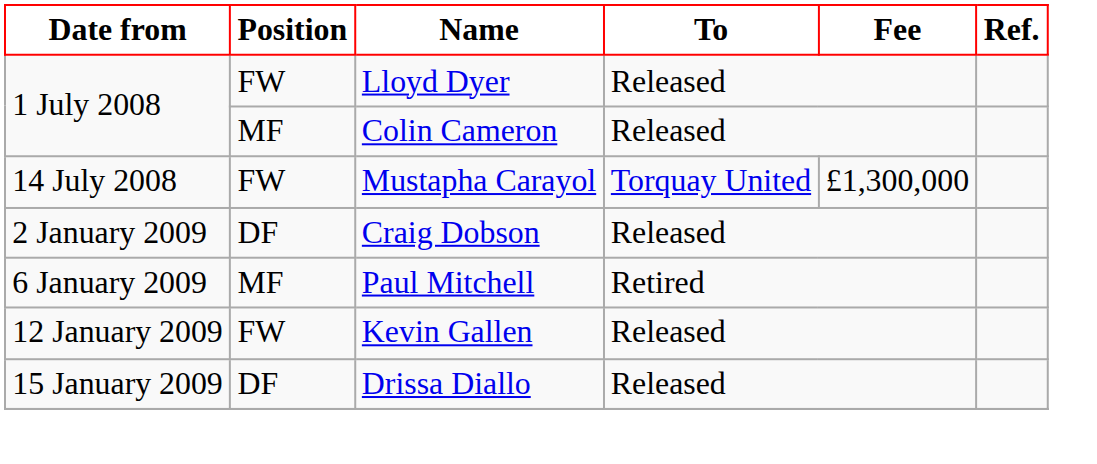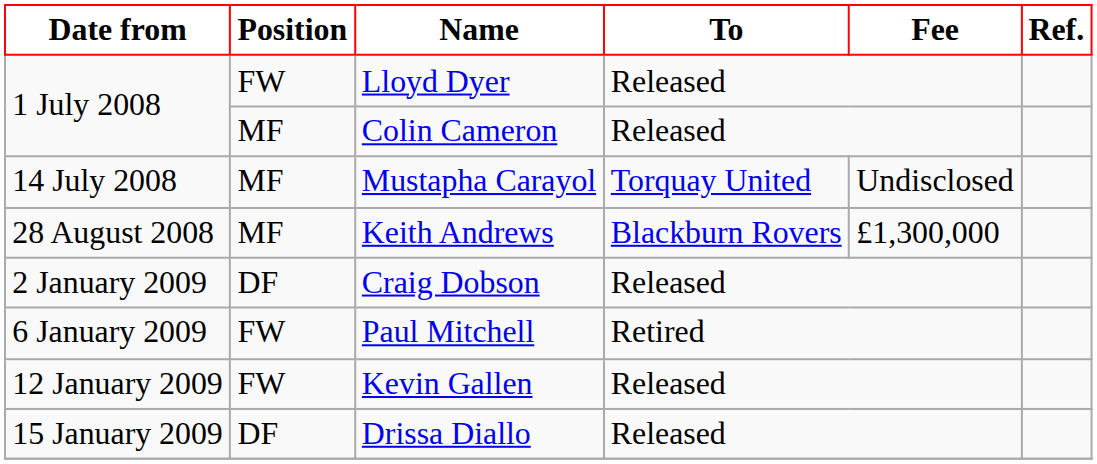(261, 181) FW -> (260, 181) MF
(897, 181) £1,300,000 -> (935, 181) Undisclosed
+ row: (458, 231)
(260, 282) MF -> (261, 332) FW
